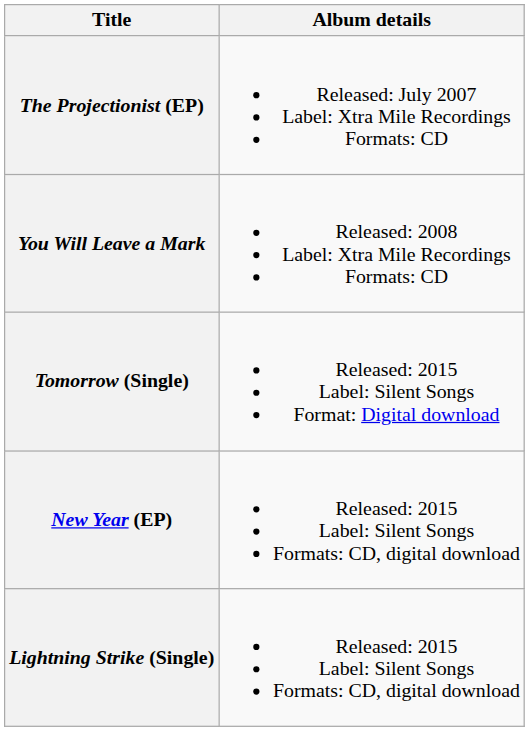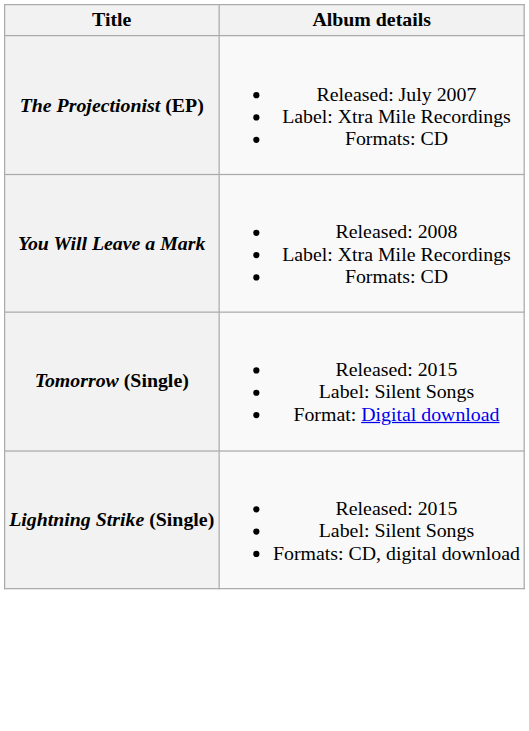- row: (112, 519)
